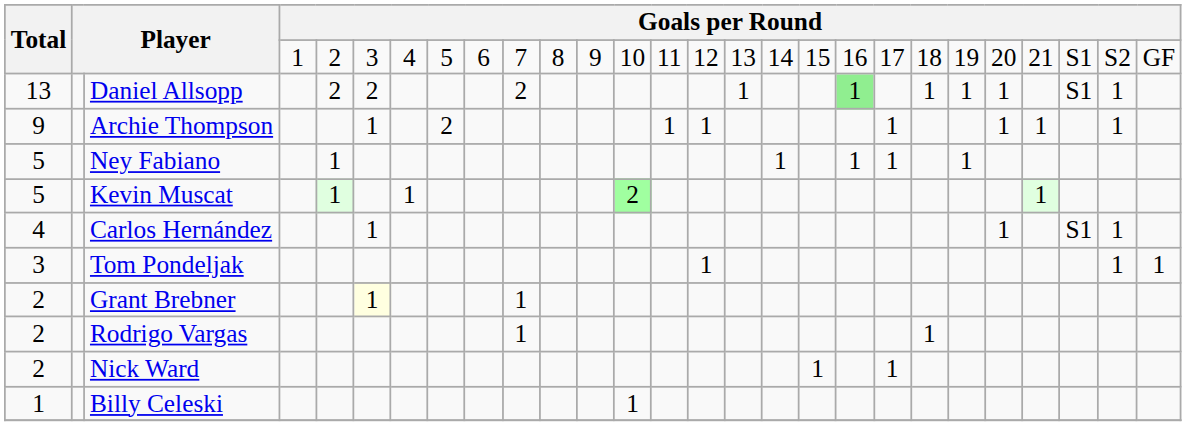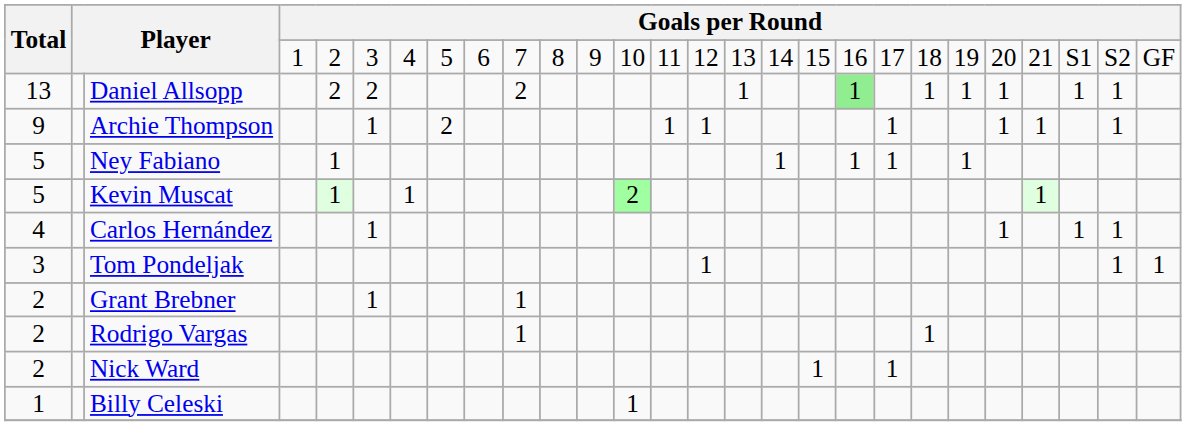(1079, 91) S1 -> (1079, 91) 1
(1079, 230) S1 -> (1079, 230) 1
(372, 299) lightyellow background -> (372, 299) no background
